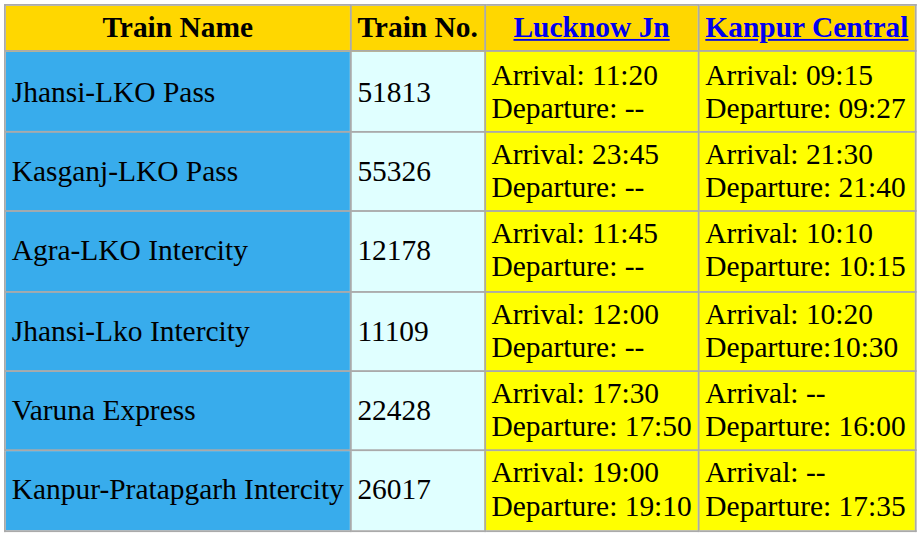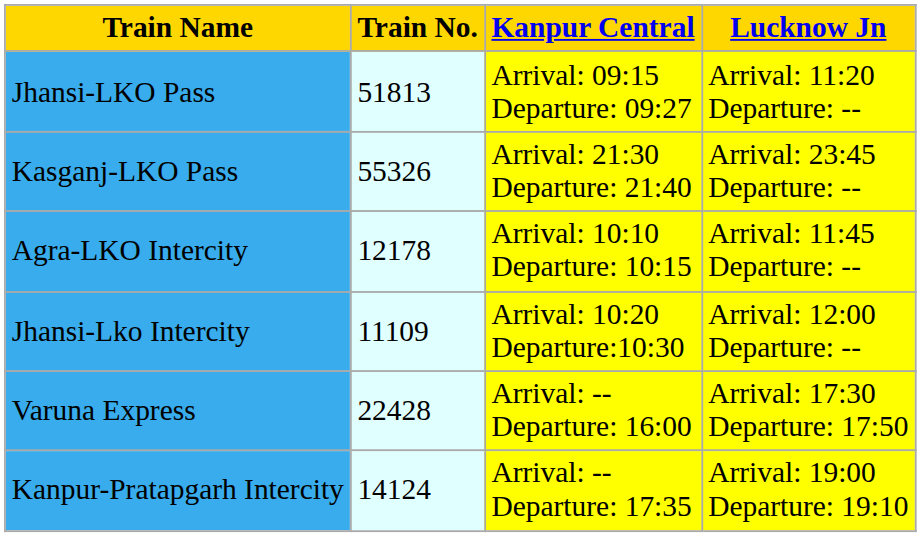columns swapped: (807, 27) <-> (592, 27)
(394, 490) 26017 -> (394, 490) 14124
